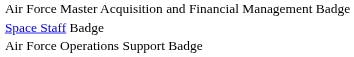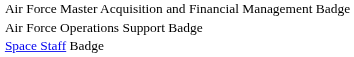rows swapped: (104, 46) <-> (54, 27)
